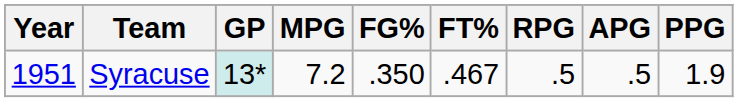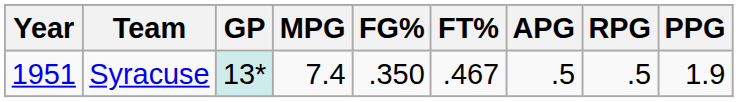columns swapped: (544, 28) <-> (620, 28)
(325, 74) 7.2 -> (325, 74) 7.4
